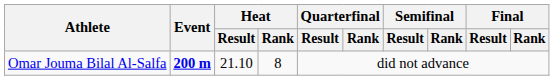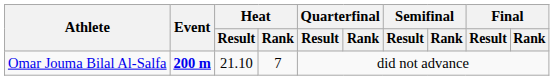(278, 63) 8 -> (278, 63) 7
